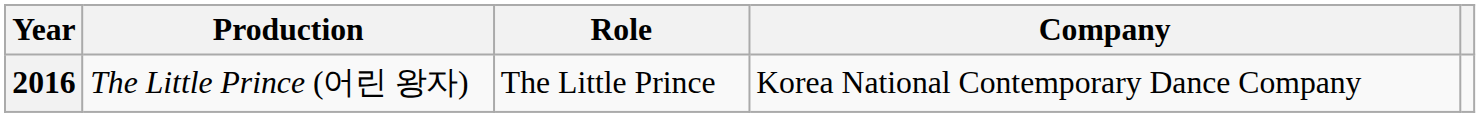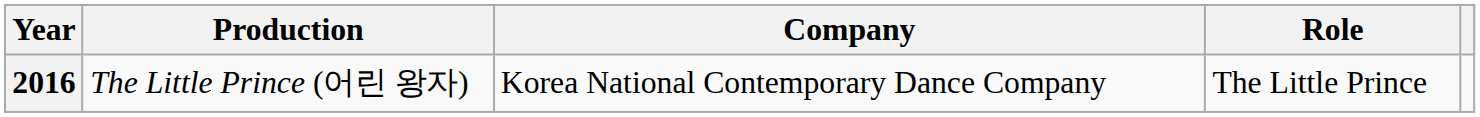columns swapped: (1105, 29) <-> (621, 29)
